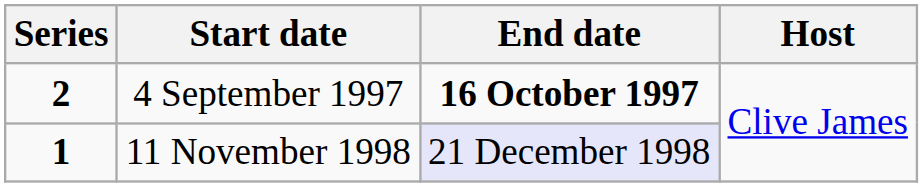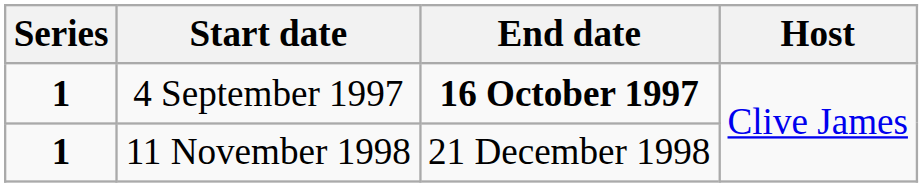(61, 92) 2 -> (61, 92) 1
(569, 151) lavender background -> (569, 151) no background
